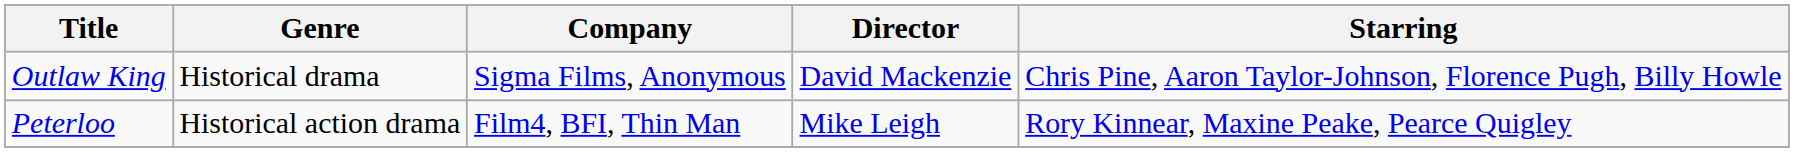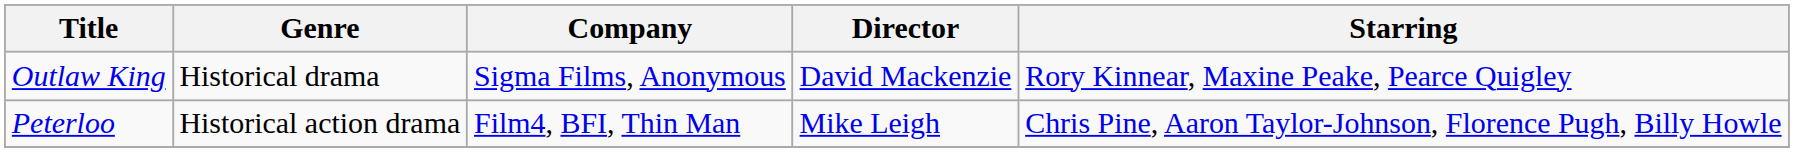(1403, 75) Chris Pine, Aaron Taylor-Johnson, Florence Pugh, Billy Howle -> (1298, 75) Rory Kinnear, Maxine Peake, Pearce Quigley
(1298, 123) Rory Kinnear, Maxine Peake, Pearce Quigley -> (1403, 123) Chris Pine, Aaron Taylor-Johnson, Florence Pugh, Billy Howle
